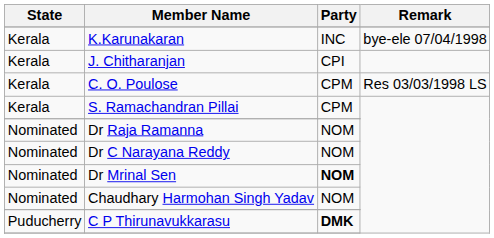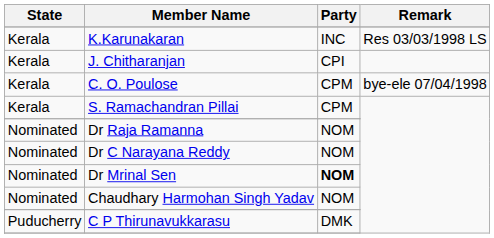(425, 38) bye-ele 07/04/1998 -> (425, 38) Res 03/03/1998 LS
(425, 84) Res 03/03/1998 LS -> (425, 84) bye-ele 07/04/1998
(337, 221) bold -> (337, 221) normal
